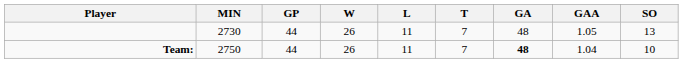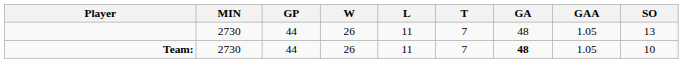(229, 49) 2750 -> (229, 49) 2730
(587, 49) 1.04 -> (587, 49) 1.05
